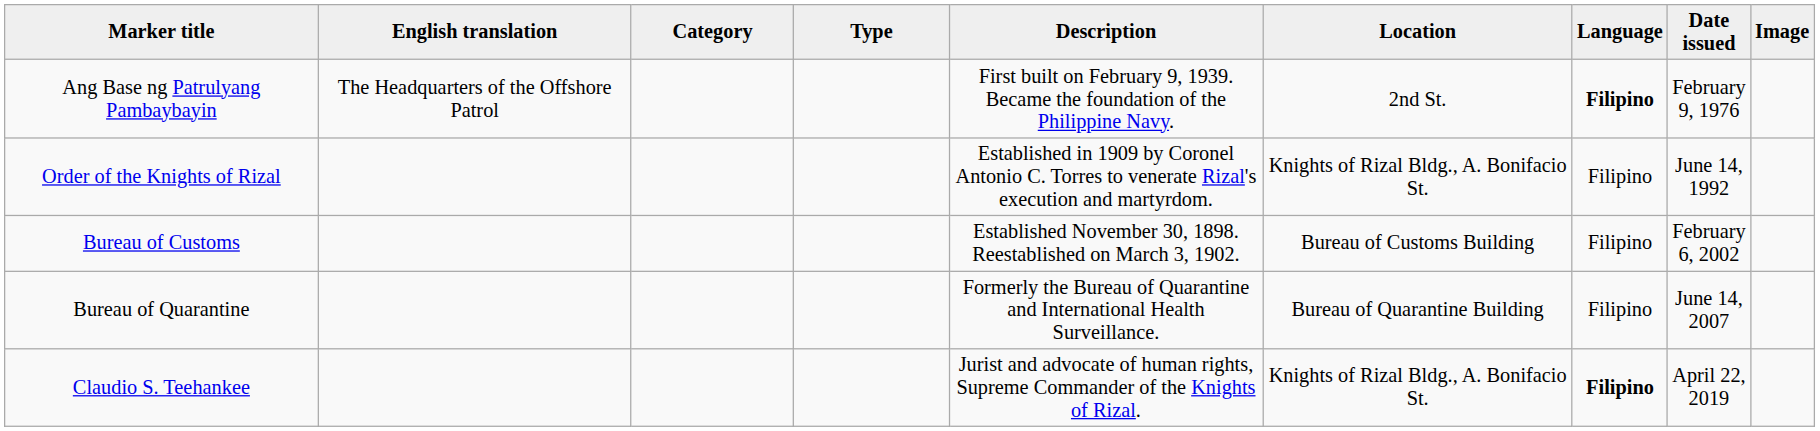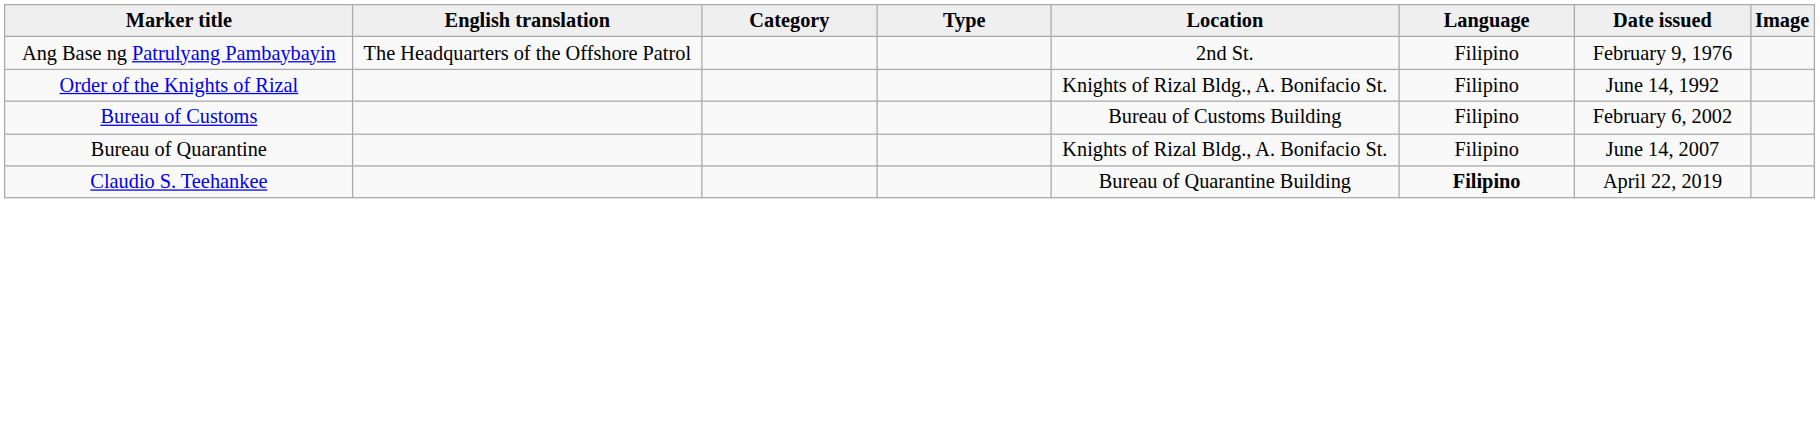- column: (1106, 32)
(1620, 98) bold -> (1487, 52) normal
(1418, 309) Bureau of Quarantine Building -> (1225, 149) Knights of Rizal Bldg., A. Bonifacio St.
(1418, 387) Knights of Rizal Bldg., A. Bonifacio St. -> (1225, 181) Bureau of Quarantine Building
